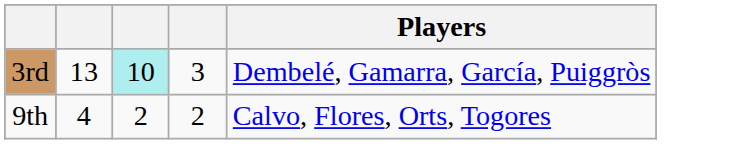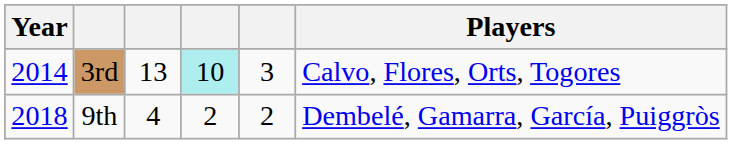+ column: (40, 26)
(442, 71) Dembelé, Gamarra, García, Puiggròs -> (461, 71) Calvo, Flores, Orts, Togores
(392, 116) Calvo, Flores, Orts, Togores -> (511, 116) Dembelé, Gamarra, García, Puiggròs
